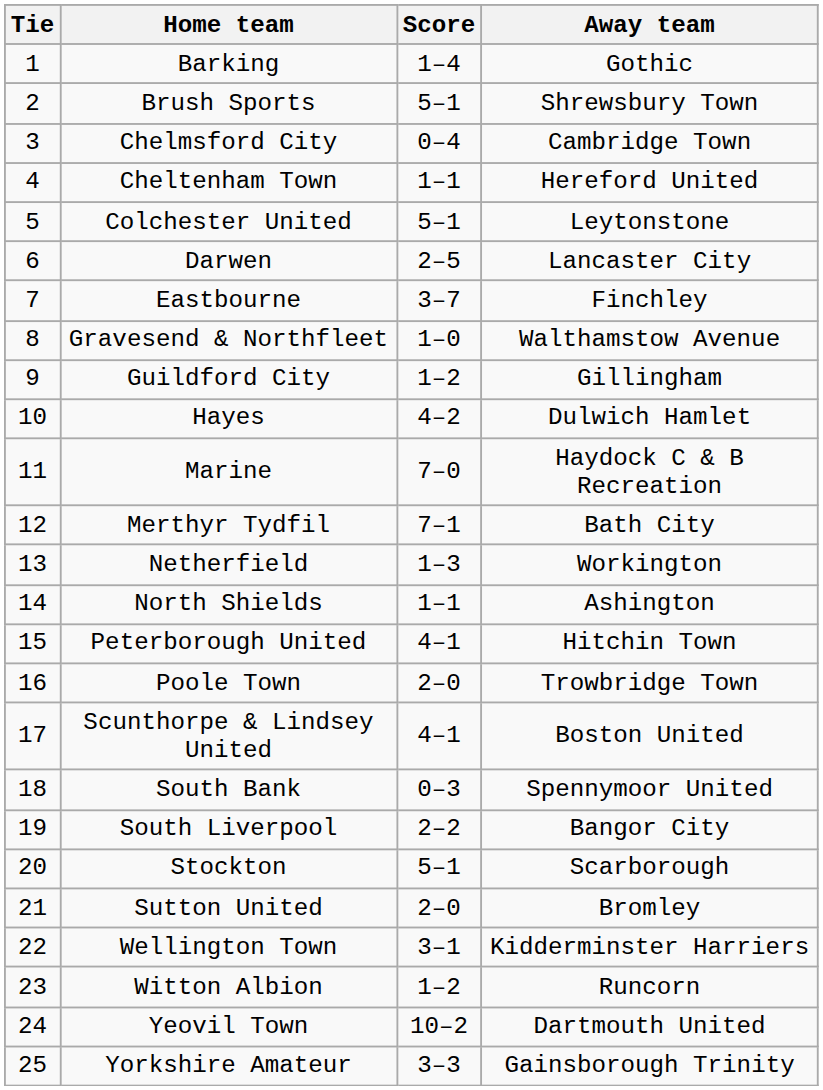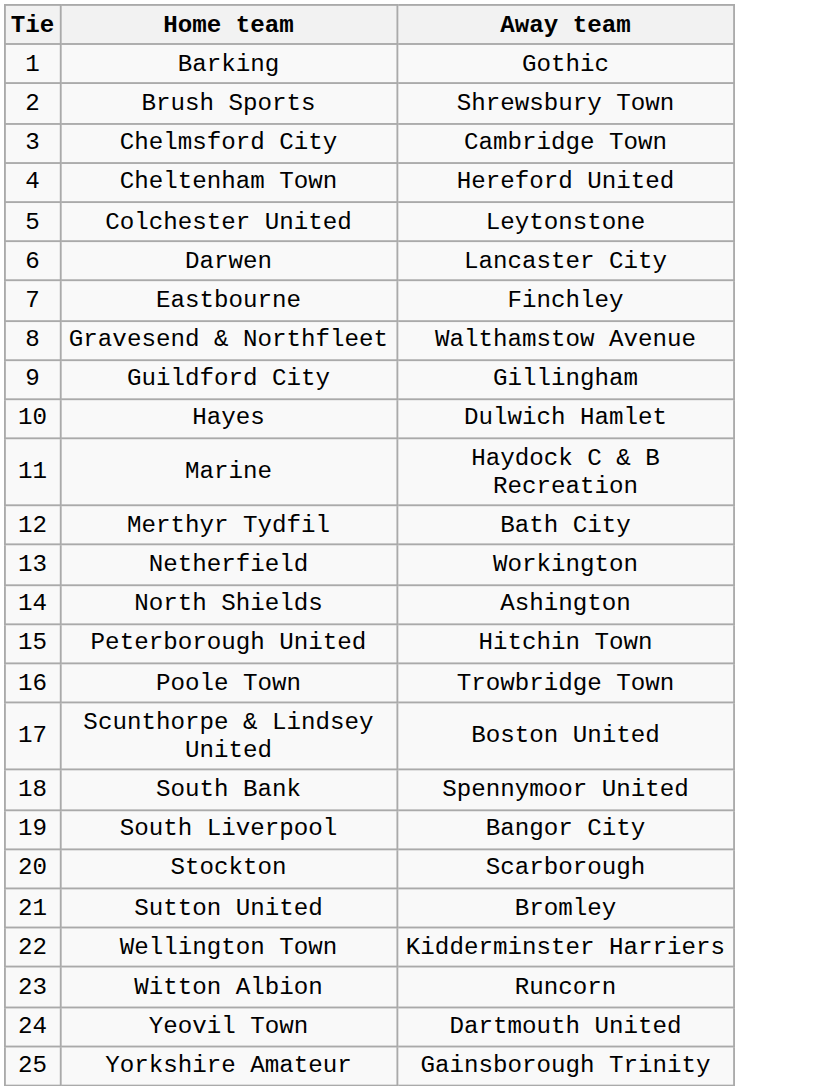- column: (439, 25)
